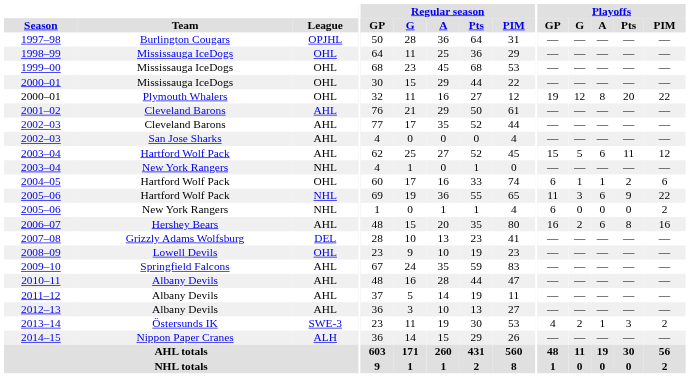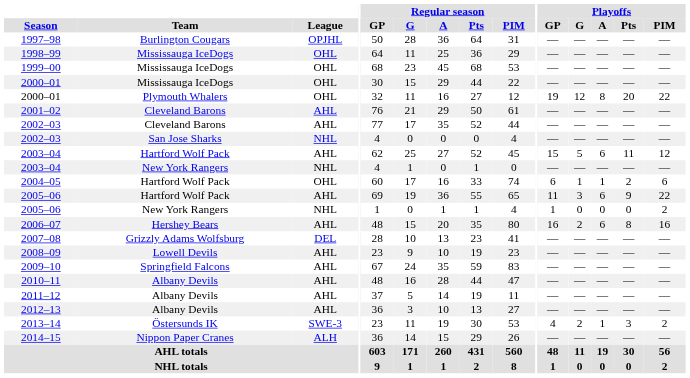(325, 139) AHL -> (325, 139) NHL
(325, 195) NHL -> (325, 195) AHL
(553, 210) 6 -> (553, 210) 1
(325, 252) OHL -> (325, 252) AHL
